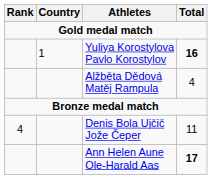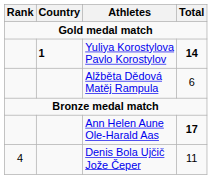(41, 53) normal -> (41, 53) bold
(192, 53) 16 -> (192, 53) 14
(192, 83) 4 -> (192, 83) 6
rows swapped: (125, 159) <-> (125, 130)
